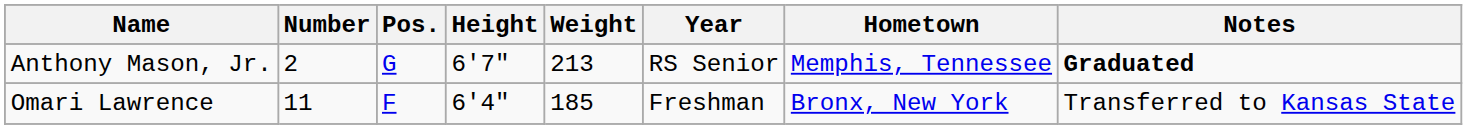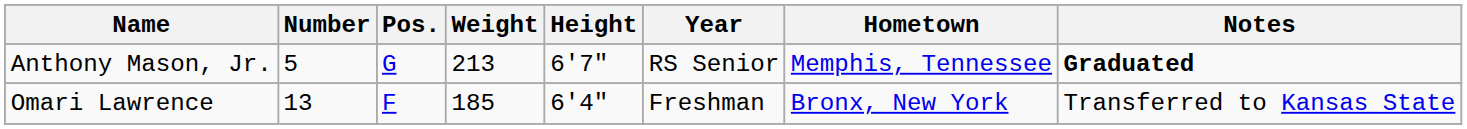columns swapped: (495, 25) <-> (594, 25)
(291, 64) 2 -> (291, 64) 5
(298, 103) 11 -> (298, 103) 13
